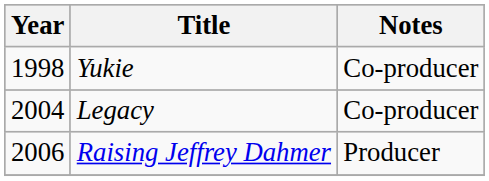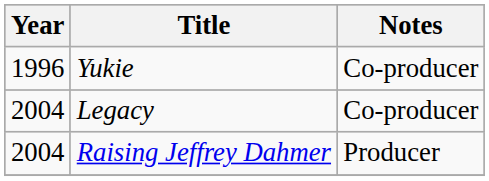(38, 68) 1998 -> (38, 68) 1996
(38, 152) 2006 -> (38, 152) 2004
